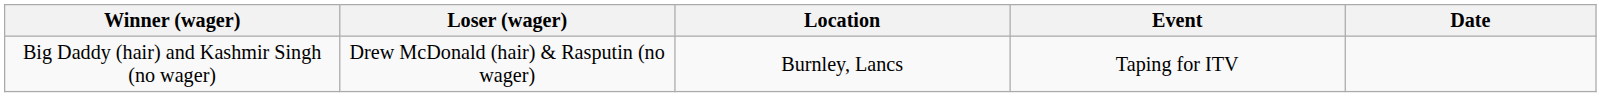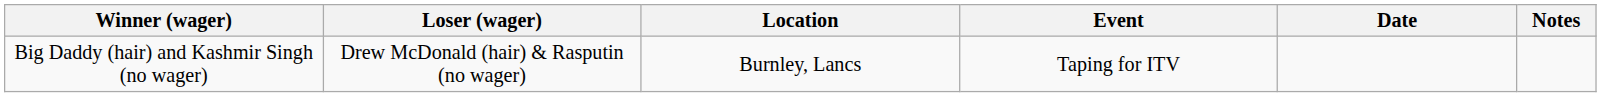+ column: (1556, 20)
